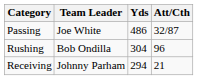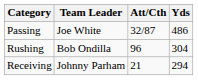columns swapped: (172, 13) <-> (139, 13)
